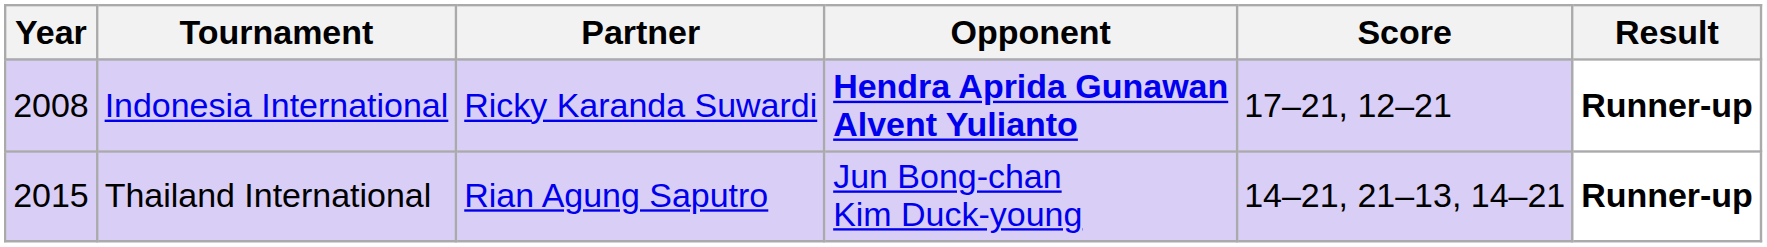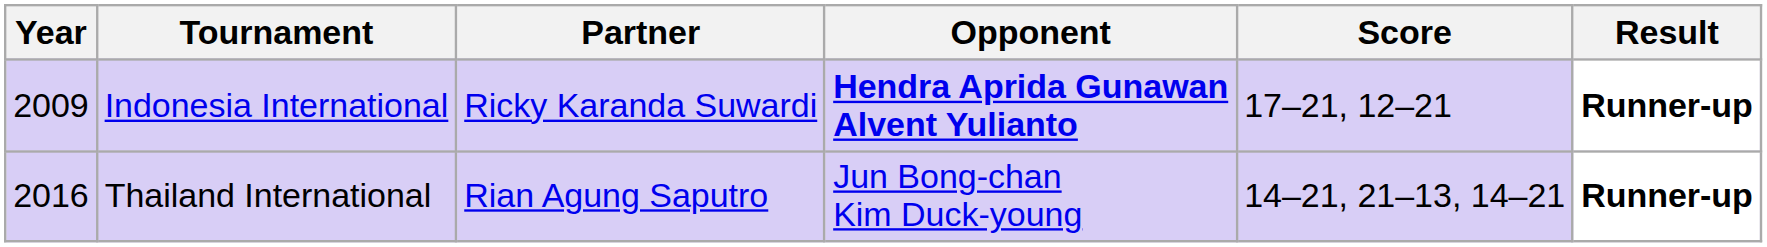(51, 105) 2008 -> (51, 105) 2009
(51, 196) 2015 -> (51, 196) 2016
